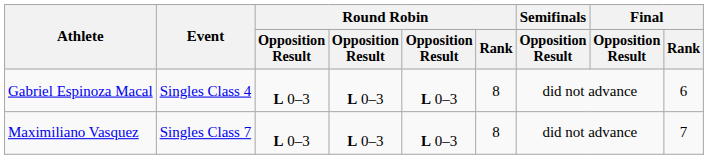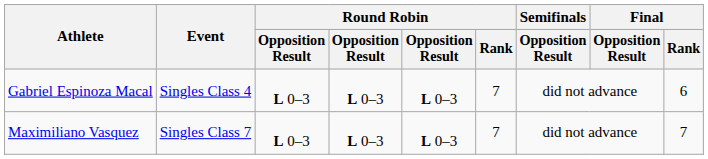(496, 90) 8 -> (496, 90) 7
(496, 133) 8 -> (496, 133) 7
